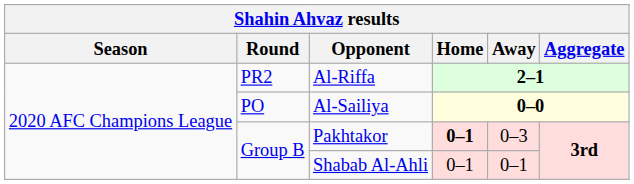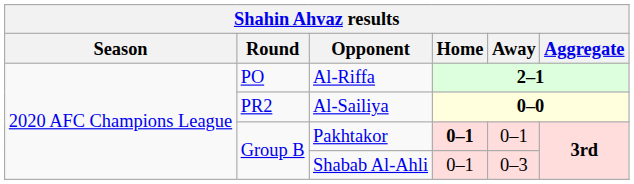(257, 77) PR2 -> (252, 77) PO
(252, 106) PO -> (257, 106) PR2
(514, 135) 0–3 -> (514, 135) 0–1
(514, 164) 0–1 -> (514, 164) 0–3
